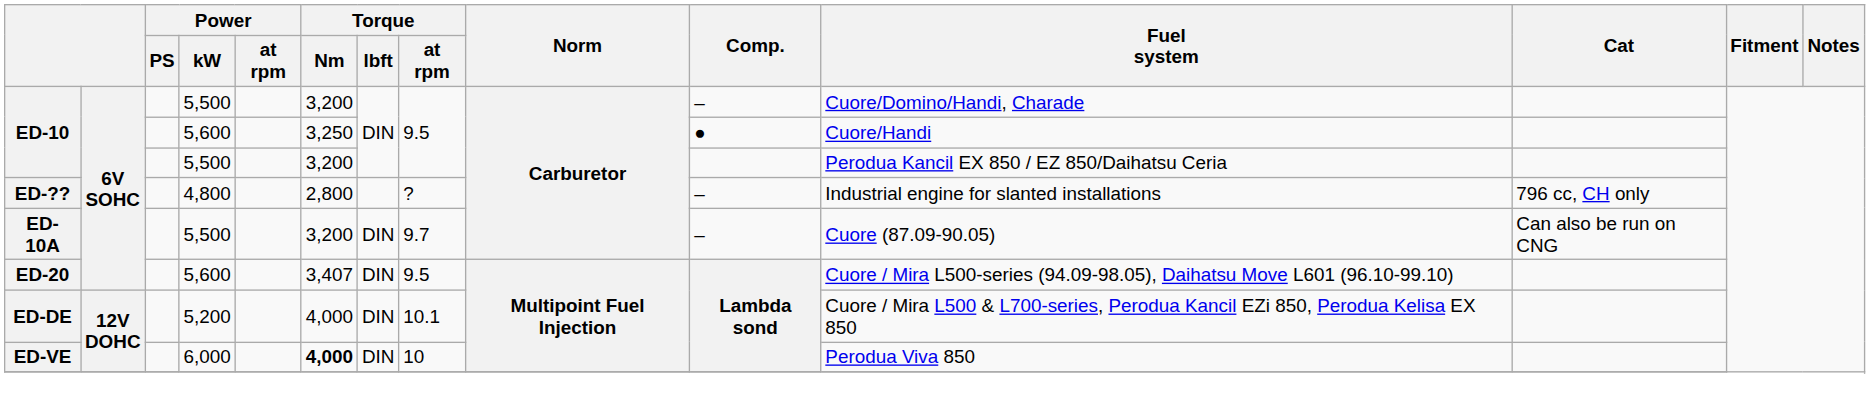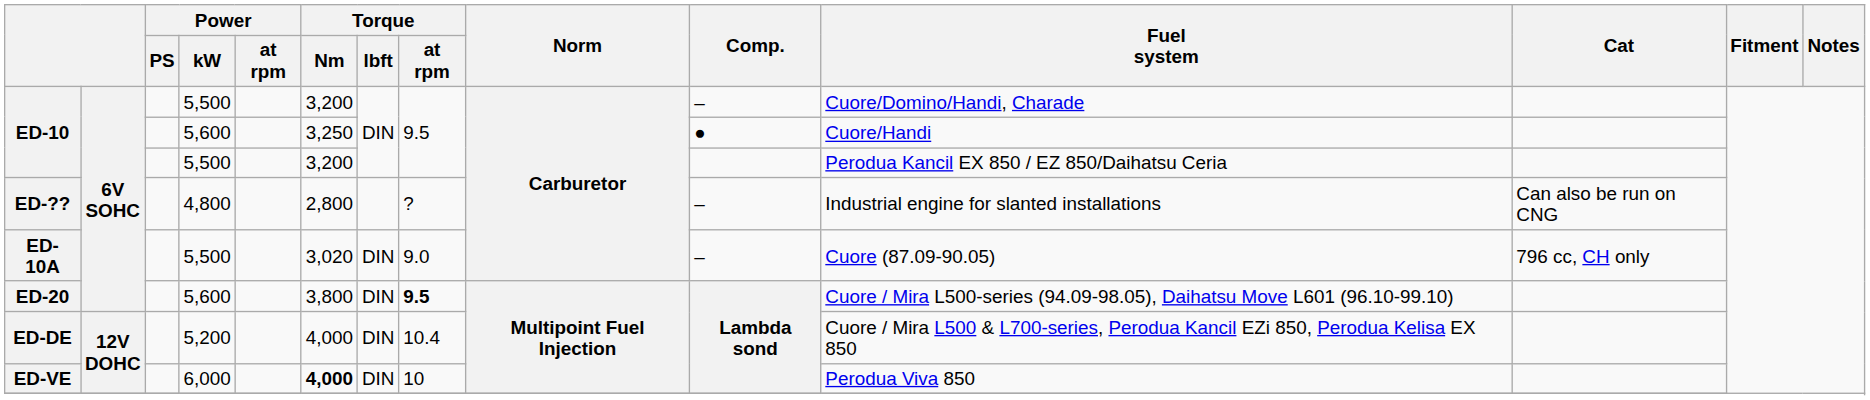(1583, 193) 796 cc, CH only -> (1596, 204) Can also be run on CNG
(329, 234) 3,200 -> (329, 255) 3,020
(416, 234) 9.7 -> (416, 255) 9.0
(1596, 234) Can also be run on CNG -> (1583, 255) 796 cc, CH only
(329, 275) 3,407 -> (329, 296) 3,800
(416, 275) normal -> (416, 296) bold
(422, 316) 10.1 -> (422, 337) 10.4
